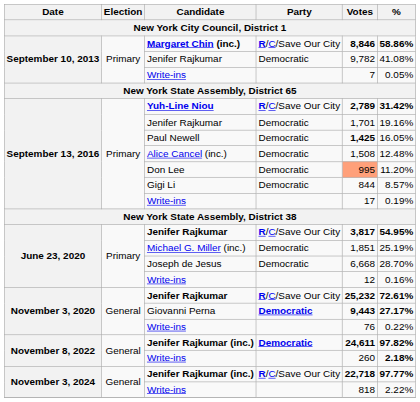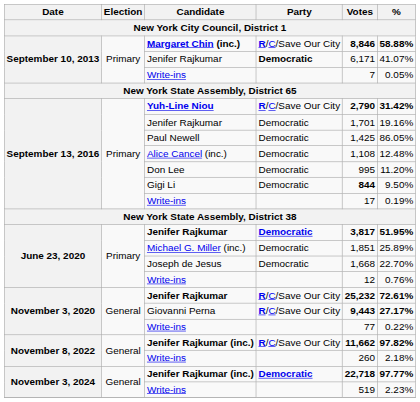(396, 43) 58.86% -> (396, 43) 58.88%
(284, 59) normal -> (286, 59) bold
(363, 59) 9,782 -> (363, 59) 6,171
(396, 59) 41.08% -> (396, 59) 41.07%
(363, 106) 2,789 -> (363, 106) 2,790
(363, 138) bold -> (363, 138) normal
(396, 138) 16.05% -> (396, 138) 86.05%
(363, 153) 1,508 -> (363, 153) 1,108
(367, 169) lightsalmon background -> (367, 169) no background
(367, 185) normal -> (367, 185) bold
(399, 185) 8.57% -> (399, 185) 9.50%
(299, 232) R/C/Save Our City -> (286, 232) Democratic
(396, 232) 54.95% -> (396, 232) 51.95%
(396, 248) 25.19% -> (396, 248) 25.89%
(363, 264) 6,668 -> (363, 264) 1,668
(396, 264) 28.70% -> (396, 264) 22.70%
(399, 279) 0.16% -> (399, 279) 0.76%
(286, 311) Democratic -> (299, 311) R/C/Save Our City
(369, 327) 76 -> (369, 327) 77
(286, 342) Democratic -> (299, 342) R/C/Save Our City
(360, 342) 24,611 -> (360, 342) 11,662
(399, 358) bold -> (399, 358) normal
(299, 374) R/C/Save Our City -> (286, 374) Democratic
(367, 389) 818 -> (367, 389) 519
(399, 389) 2.22% -> (399, 389) 2.23%
